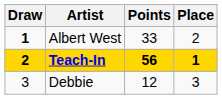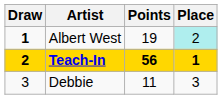(149, 37) 33 -> (149, 37) 19
(196, 37) no background -> (196, 37) paleturquoise background
(149, 82) 12 -> (149, 82) 11
